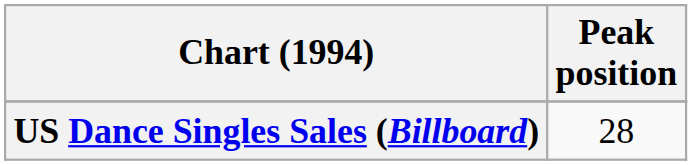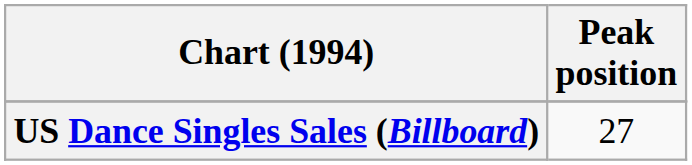(616, 130) 28 -> (616, 130) 27
